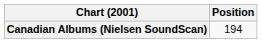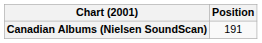(233, 30) 194 -> (233, 30) 191
